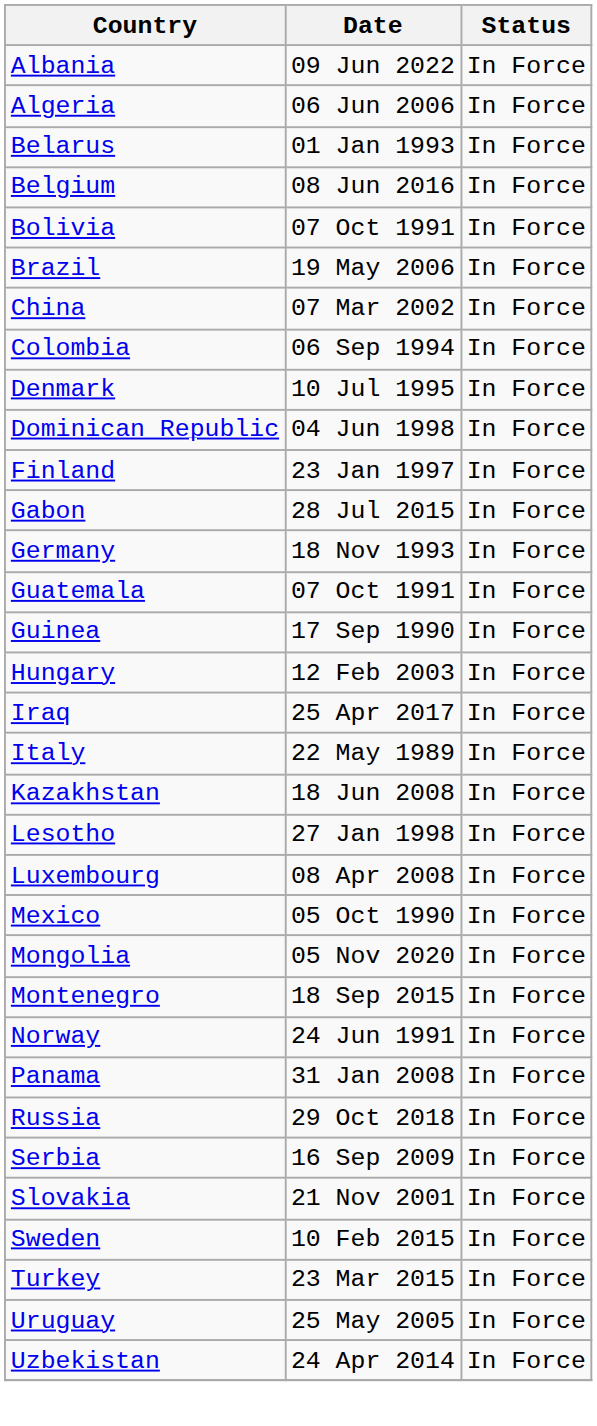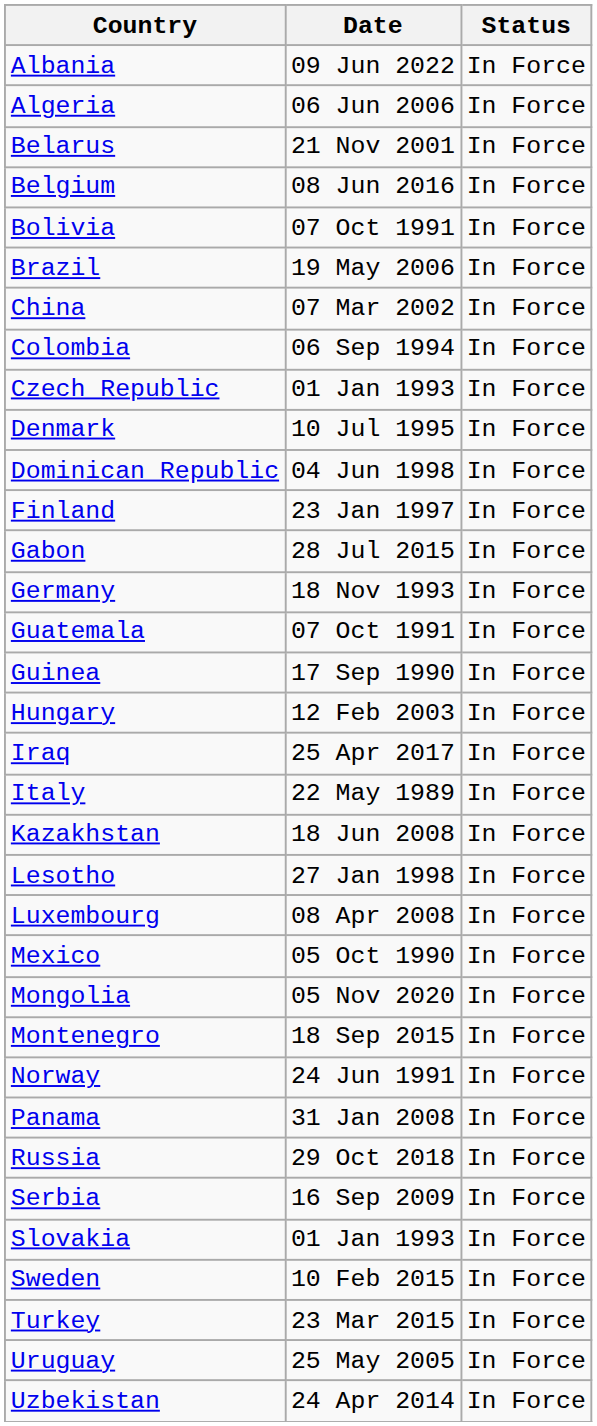(373, 147) 01 Jan 1993 -> (373, 147) 21 Nov 2001
+ row: (115, 389)
(373, 1199) 21 Nov 2001 -> (373, 1239) 01 Jan 1993
